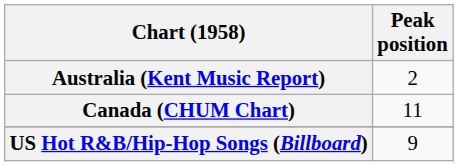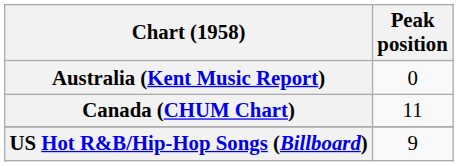(413, 77) 2 -> (413, 77) 0
